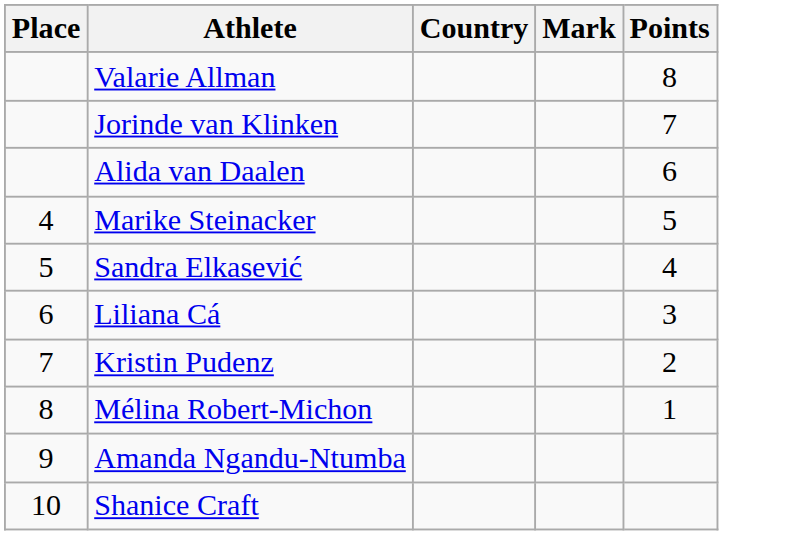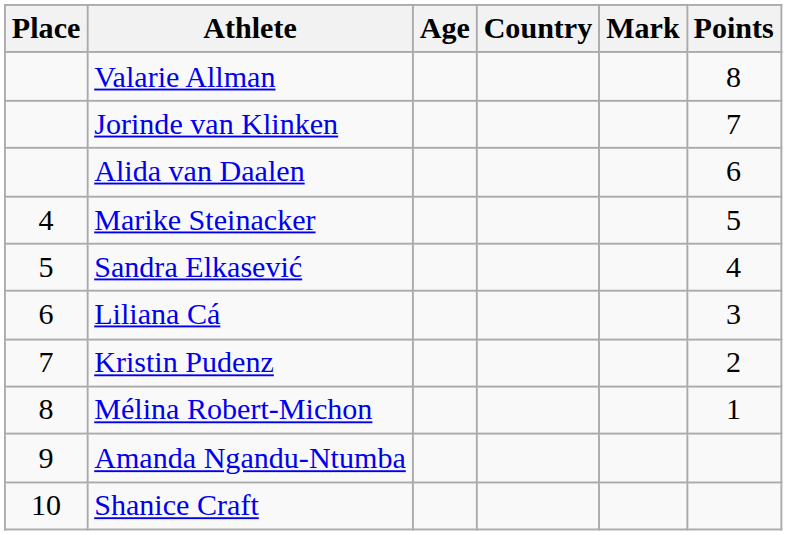+ column: (445, 28)
